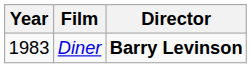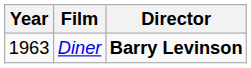(29, 47) 1983 -> (29, 47) 1963
